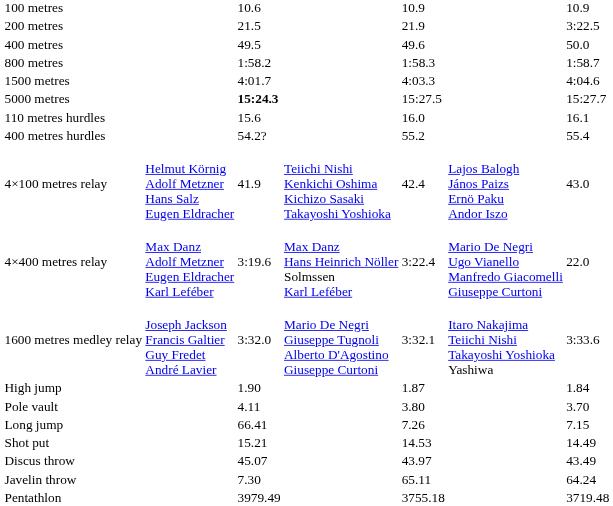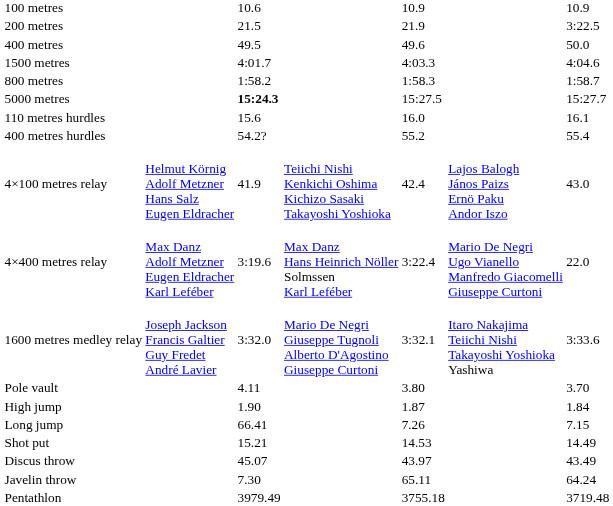rows swapped: (34, 62) <-> (37, 81)
rows swapped: (33, 388) <-> (31, 406)
